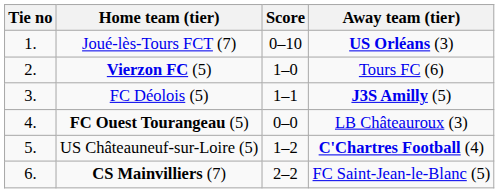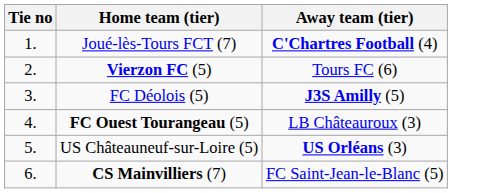- column: (285, 17)
(401, 43) US Orléans (3) -> (355, 43) C'Chartres Football (4)
(401, 148) C'Chartres Football (4) -> (355, 148) US Orléans (3)
